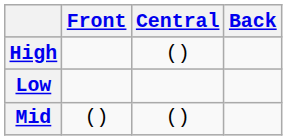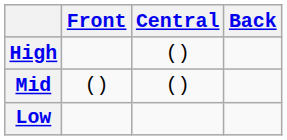rows swapped: (33, 118) <-> (33, 86)
